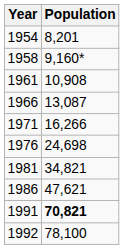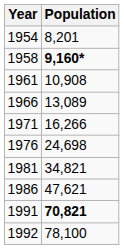(64, 59) normal -> (64, 59) bold
(66, 102) 13,087 -> (66, 102) 13,089
